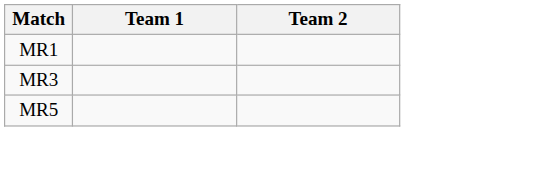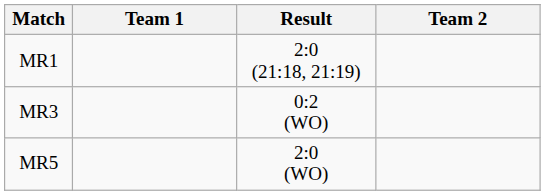+ column: (306, 19)
